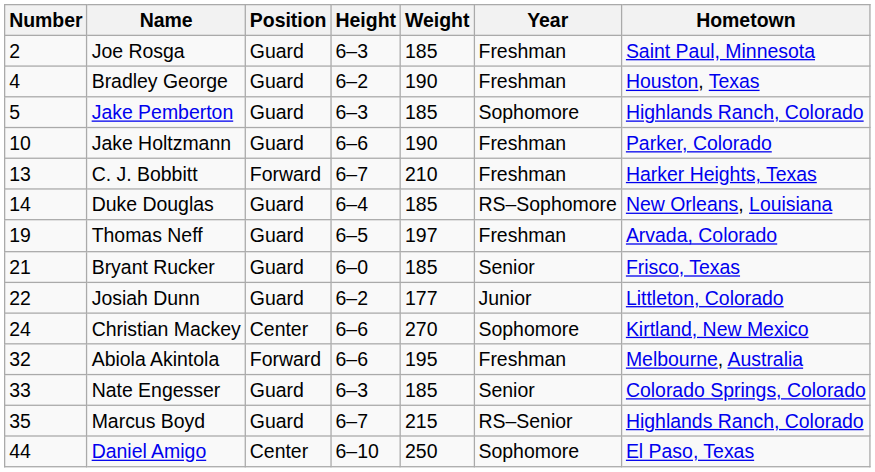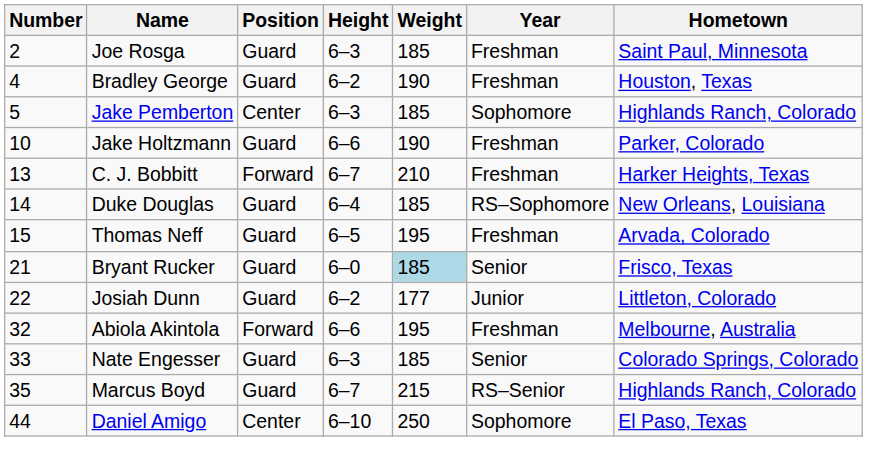(277, 113) Guard -> (271, 113) Center
(20, 236) 19 -> (20, 236) 15
(421, 236) 197 -> (414, 236) 195
(421, 267) no background -> (414, 267) lightblue background
- row: (166, 328)
